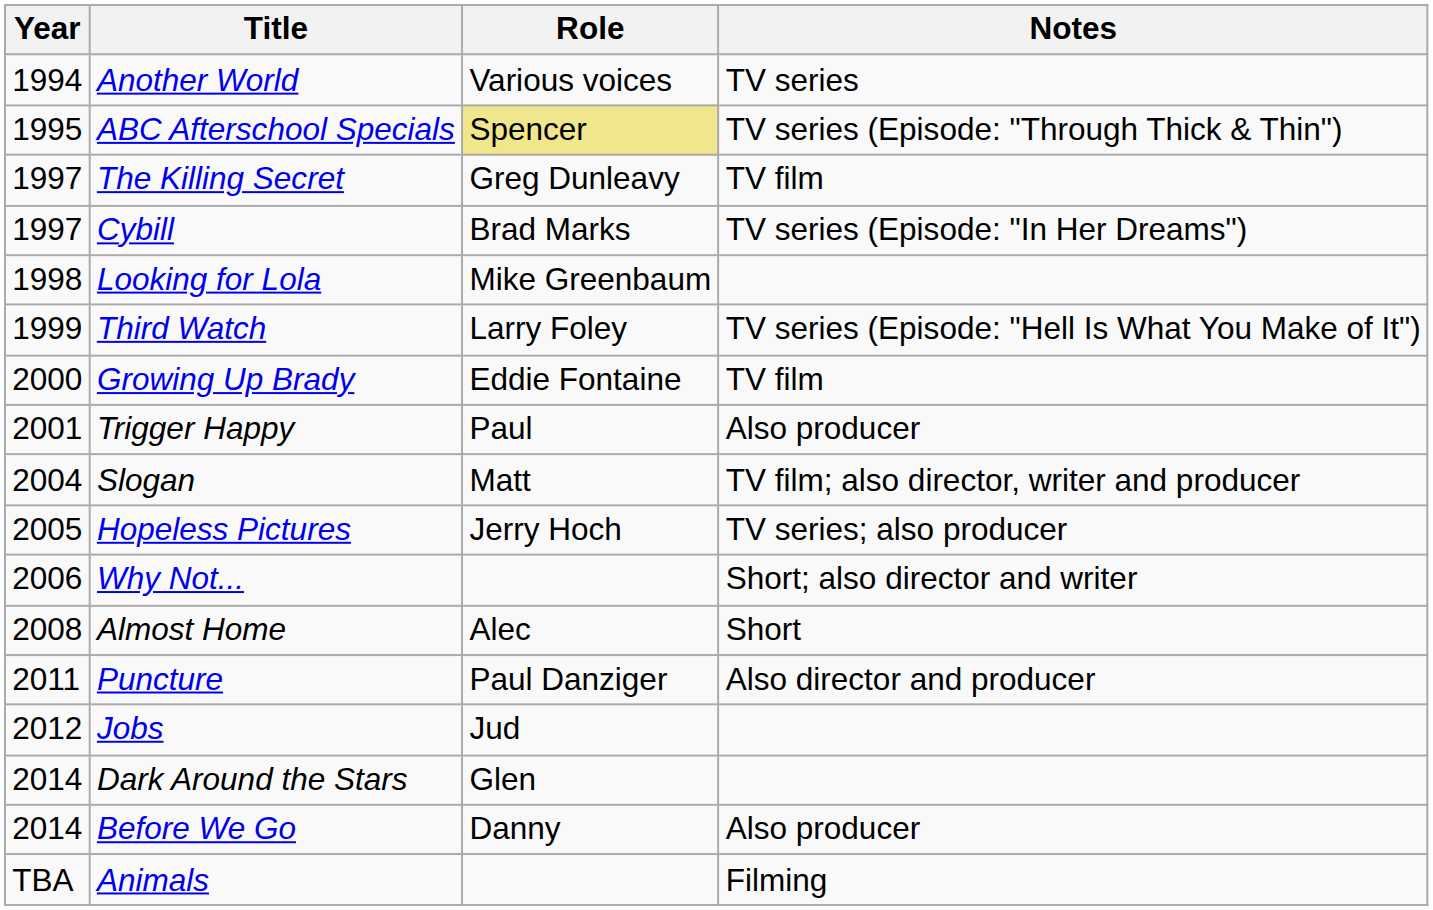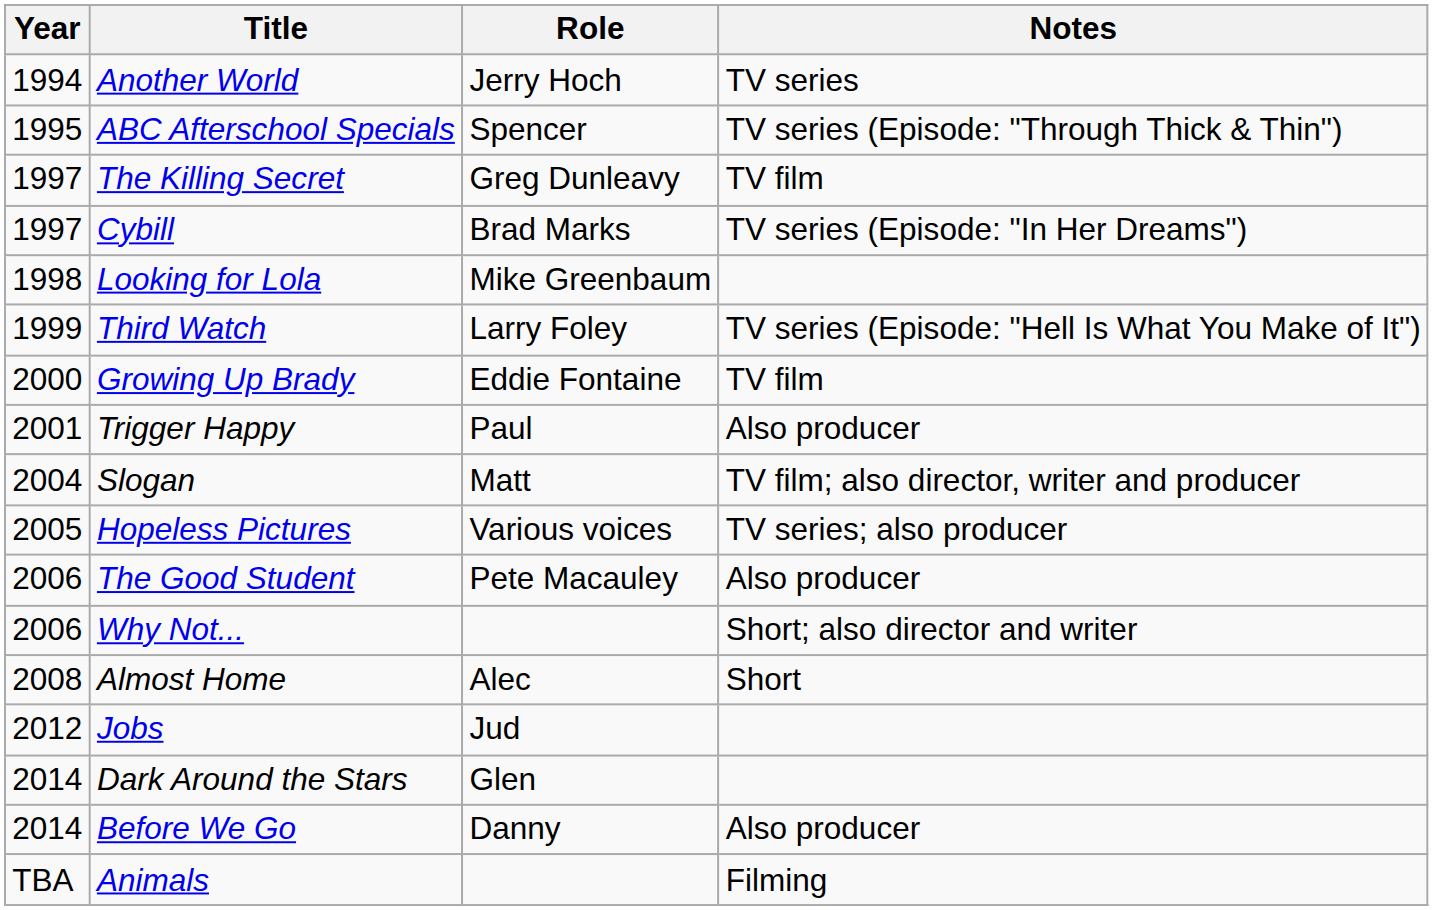(571, 79) Various voices -> (546, 79) Jerry Hoch
(528, 129) khaki background -> (528, 129) no background
(546, 529) Jerry Hoch -> (571, 529) Various voices
+ row: (226, 579)
- row: (160, 679)
